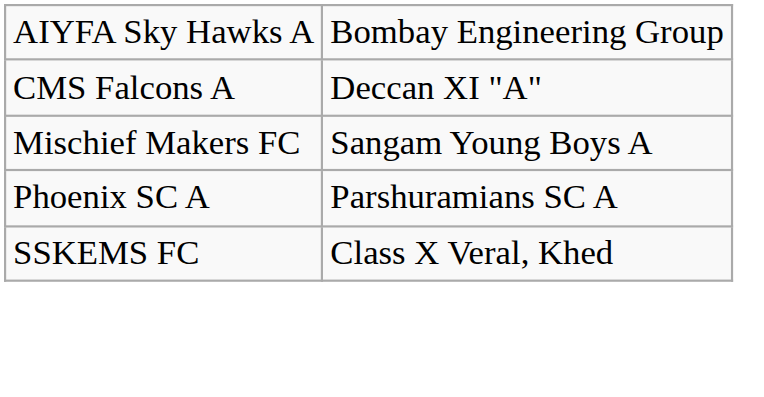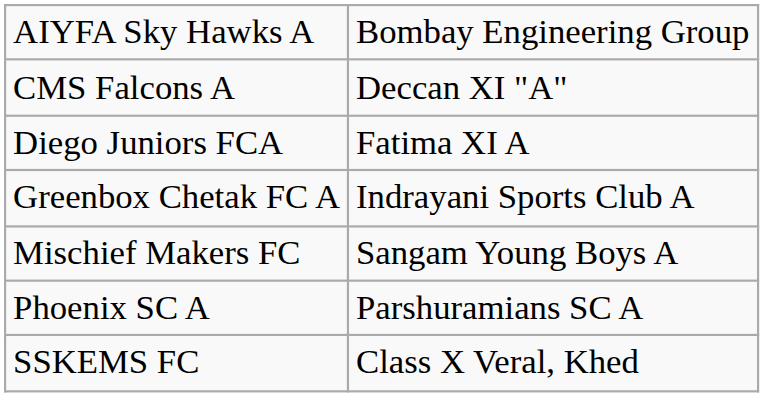+ row: (148, 142)
+ row: (177, 197)
